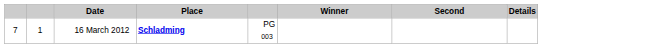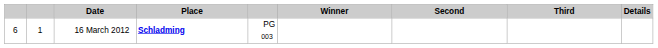+ column: (564, 10)
(15, 30) 7 -> (15, 30) 6
